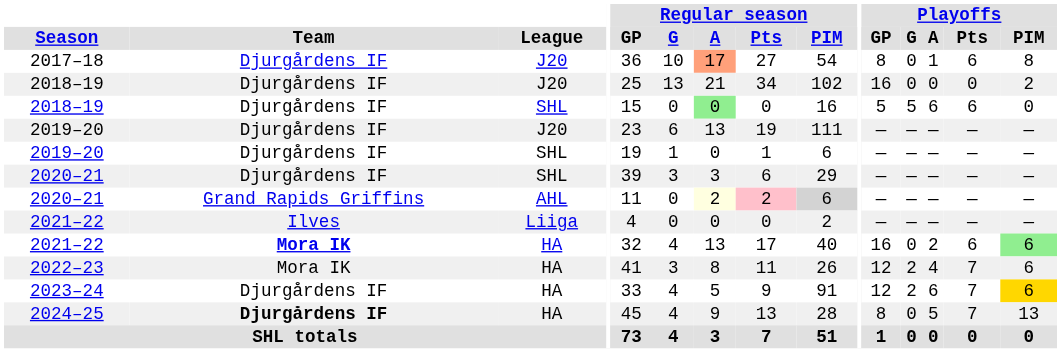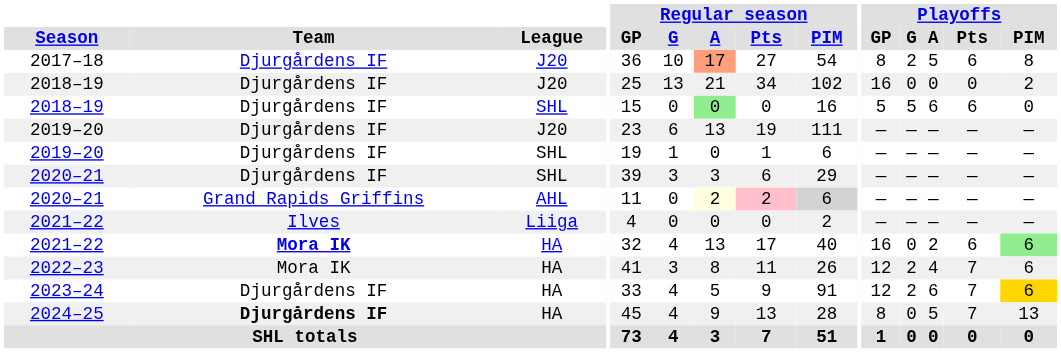(911, 61) 0 -> (911, 61) 2
(933, 61) 1 -> (933, 61) 5
